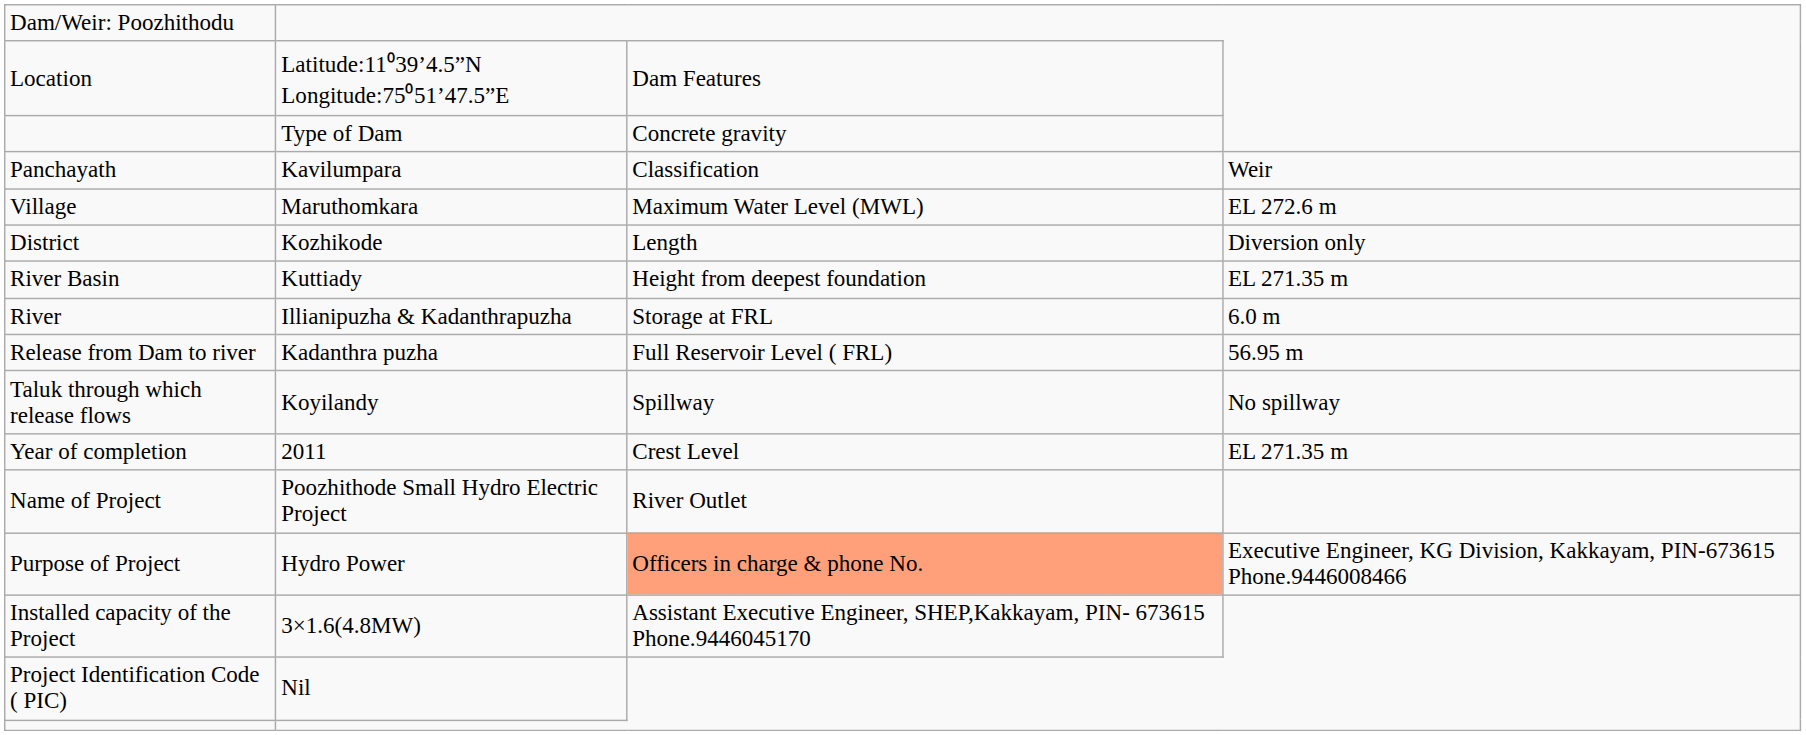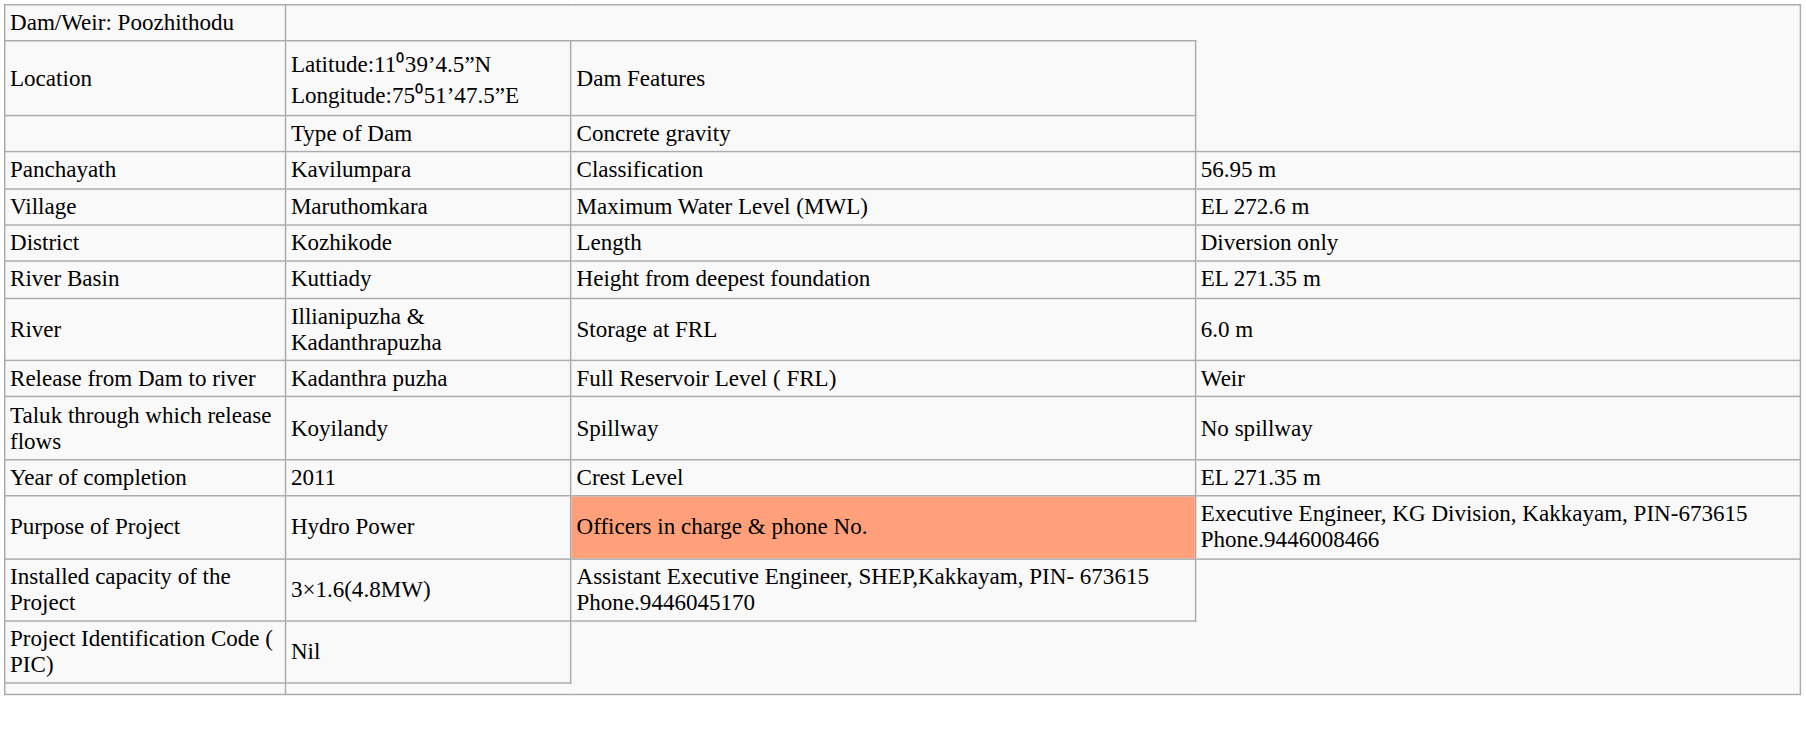(1250, 169) Weir -> (1238, 169) 56.95 m
(1266, 352) 56.95 m -> (1223, 378) Weir
- row: (86, 501)
